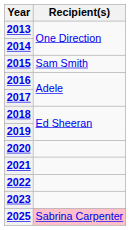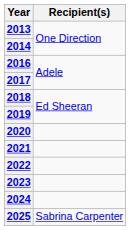- row: (19, 64)
+ row: (19, 200)
(79, 217) pink background -> (79, 217) no background
